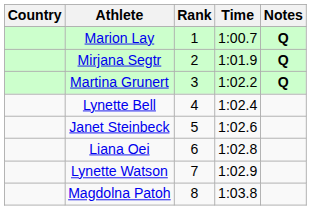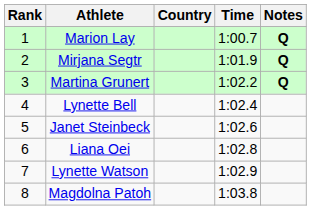columns swapped: (194, 15) <-> (35, 15)
